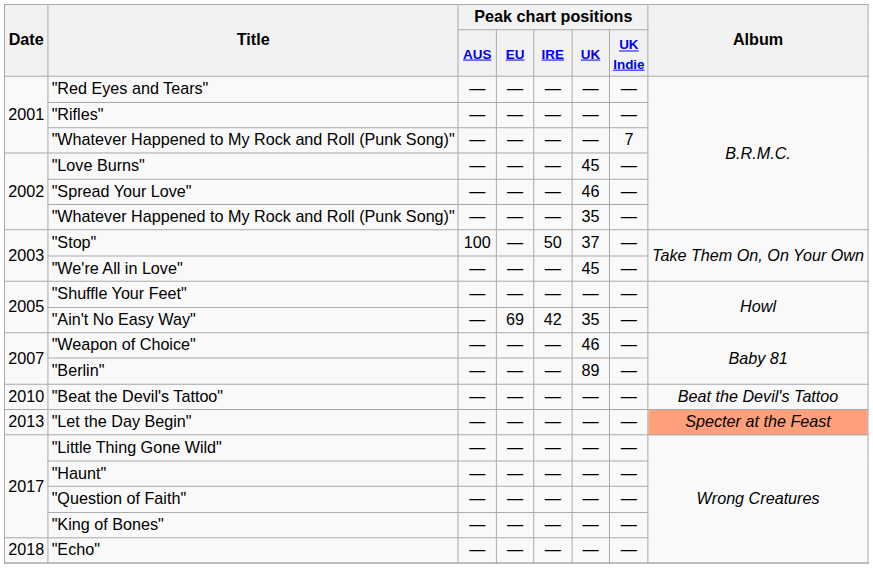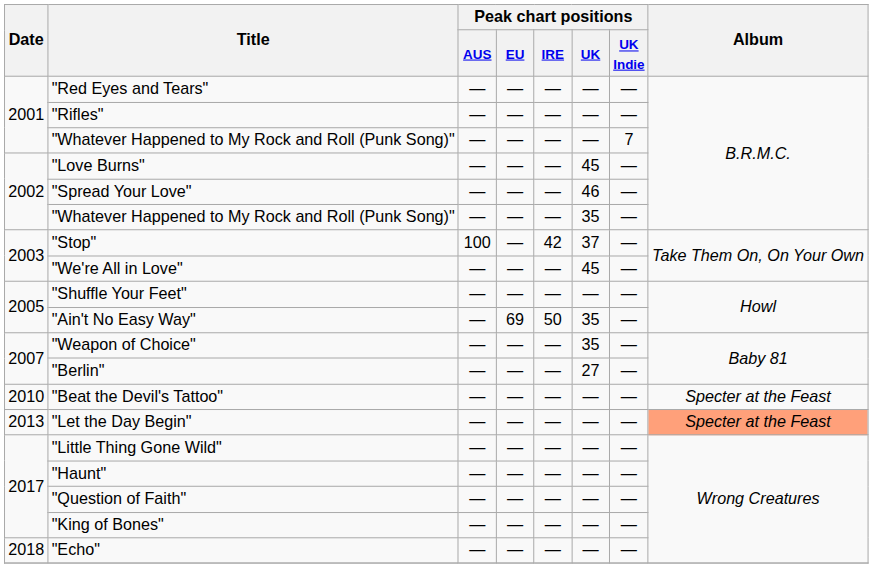(553, 242) 50 -> (553, 242) 42
(553, 319) 42 -> (553, 319) 50
(591, 345) 46 -> (591, 345) 35
(591, 371) 89 -> (591, 371) 27
(758, 396) Beat the Devil's Tattoo -> (758, 396) Specter at the Feast
